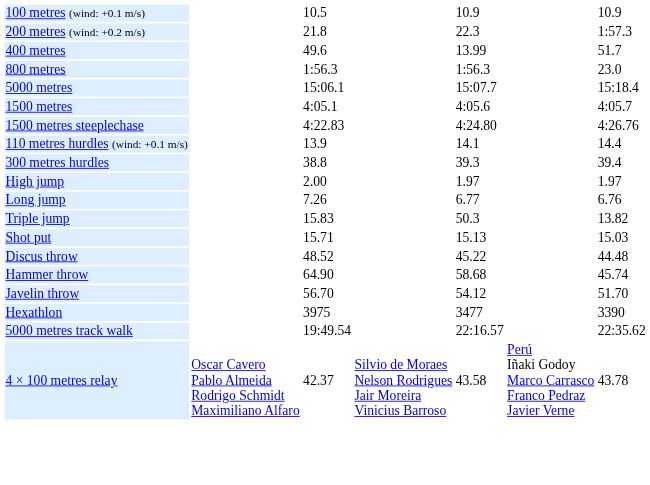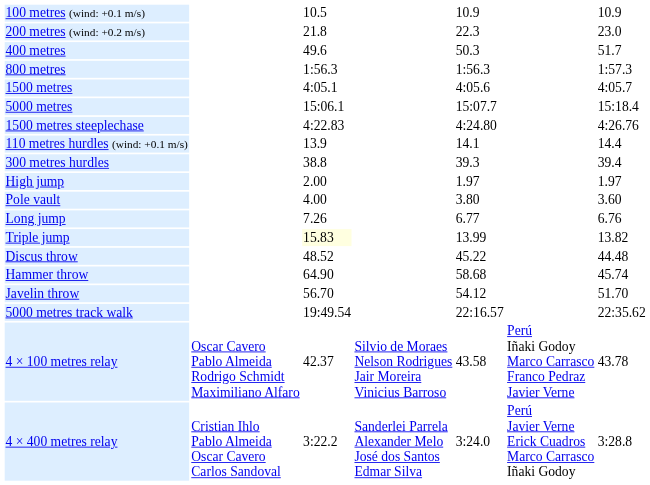(615, 31) 1:57.3 -> (610, 31) 23.0
(471, 50) 13.99 -> (468, 50) 50.3
(610, 69) 23.0 -> (615, 69) 1:57.3
rows swapped: (39, 106) <-> (39, 88)
+ row: (33, 200)
(318, 218) no background -> (318, 237) lightyellow background
(468, 218) 50.3 -> (471, 237) 13.99
- row: (28, 237)
- row: (34, 312)
+ row: (62, 441)
